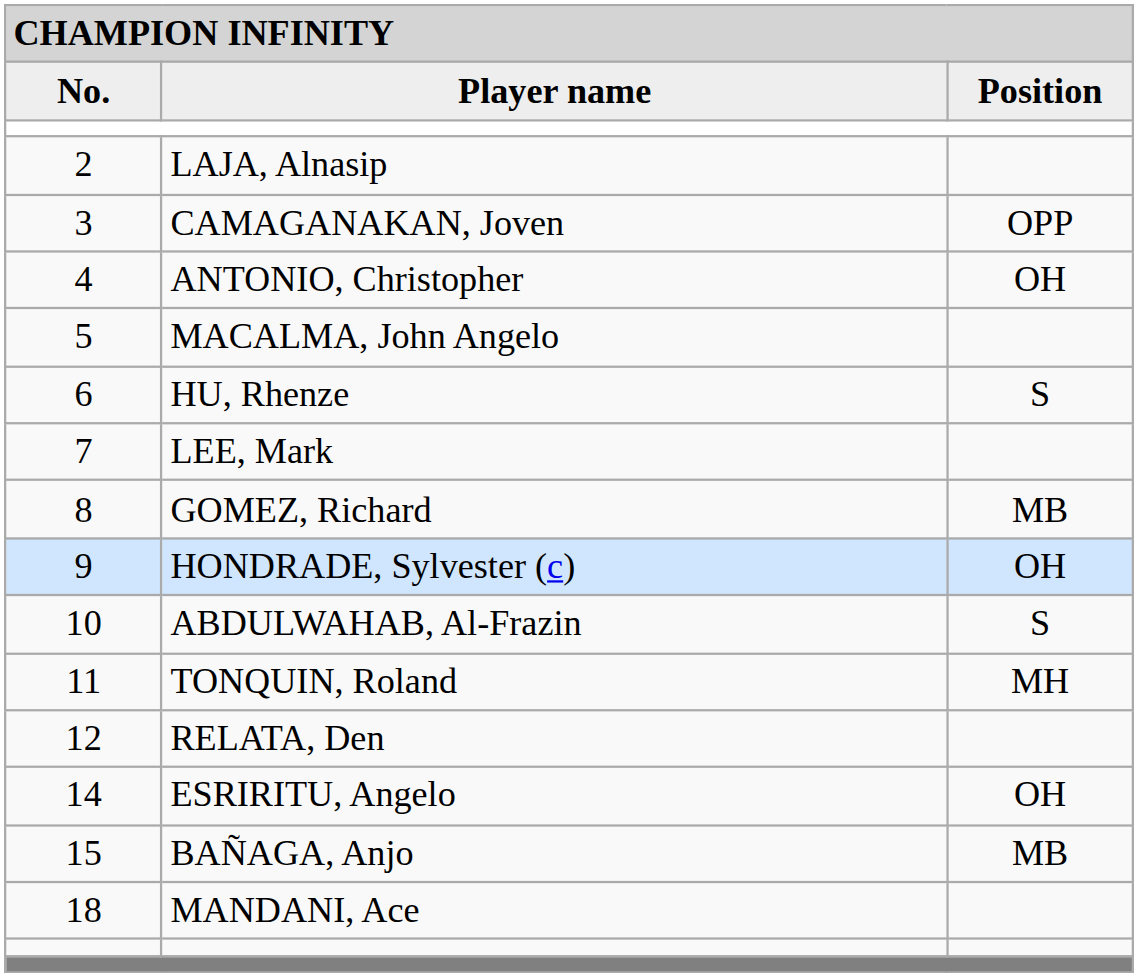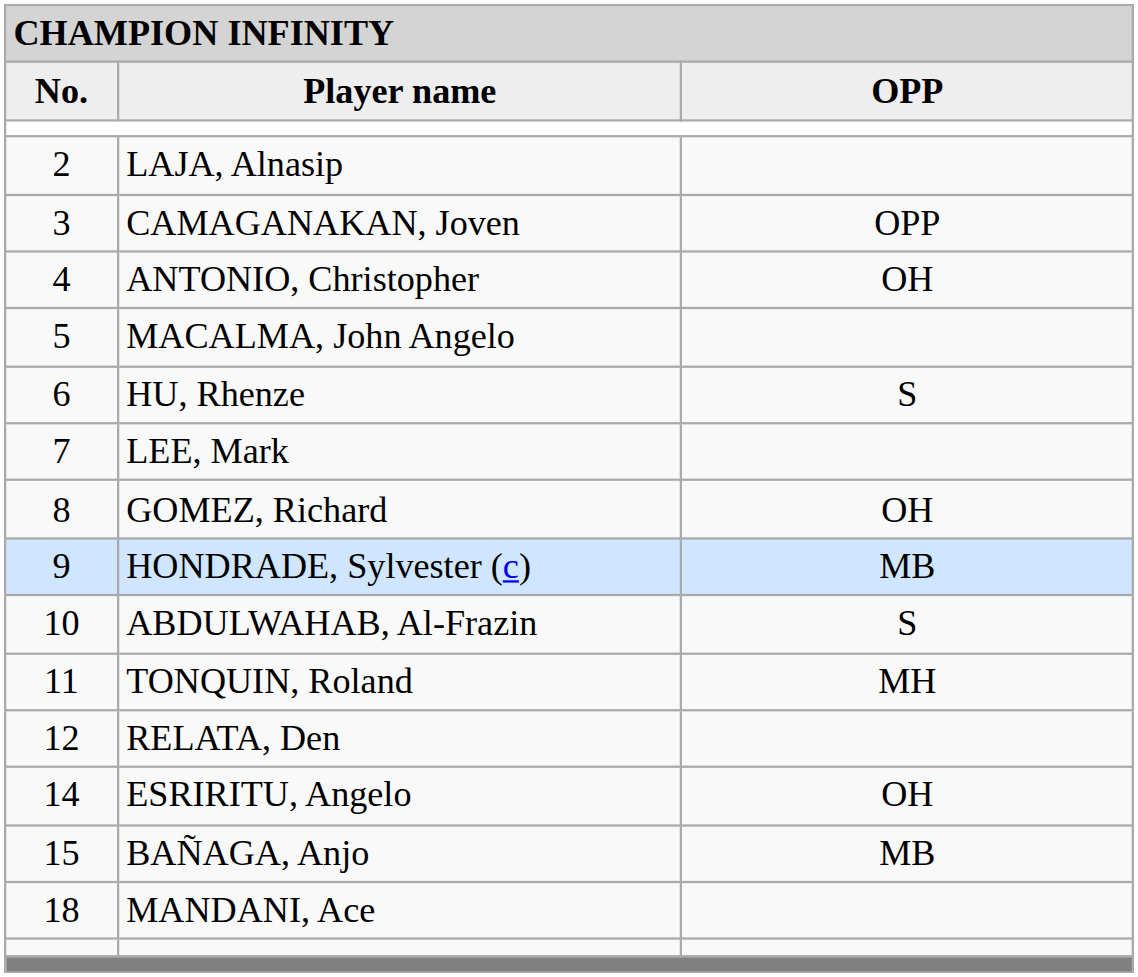(1040, 90) Position -> (907, 90) OPP
(1040, 508) MB -> (907, 508) OH
(1040, 565) OH -> (907, 565) MB
